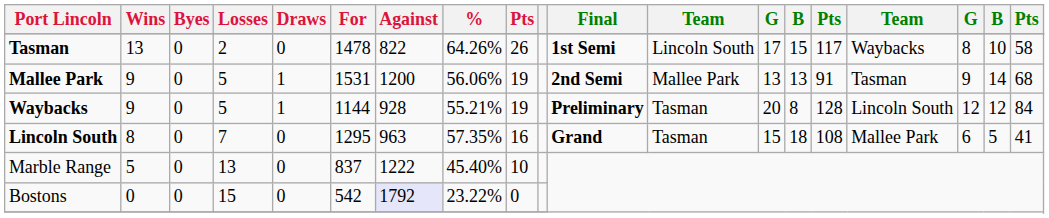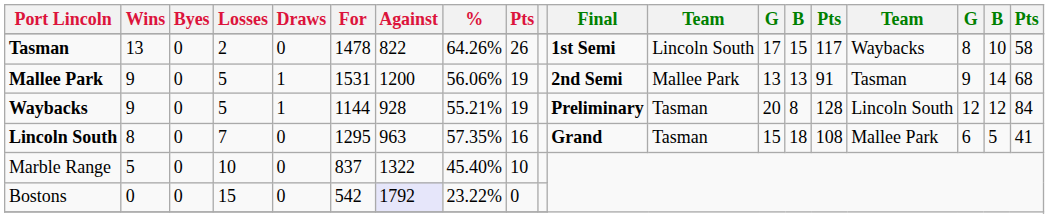(227, 166) 13 -> (227, 166) 10
(397, 166) 1222 -> (397, 166) 1322
